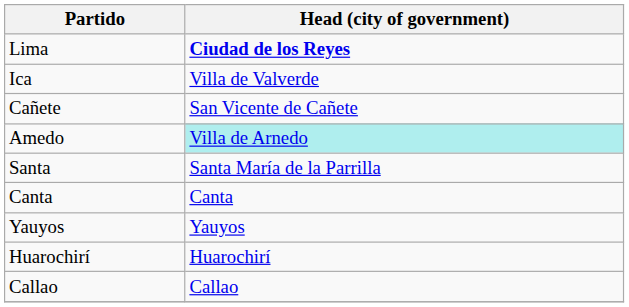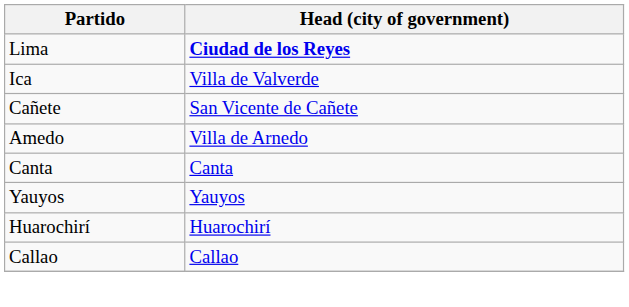(249, 138) paleturquoise background -> (249, 138) no background
- row: (30, 167)
